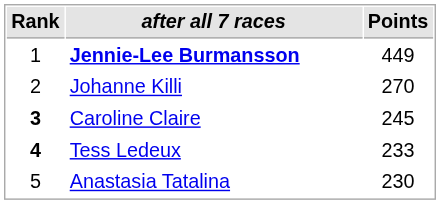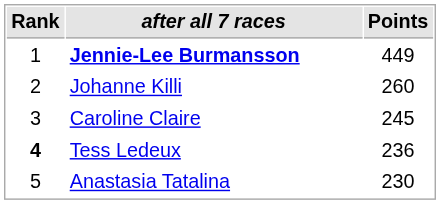(398, 87) 270 -> (398, 87) 260
(35, 118) bold -> (35, 118) normal
(398, 150) 233 -> (398, 150) 236
